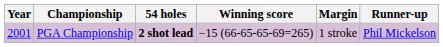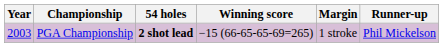(19, 33) 2001 -> (19, 33) 2003
